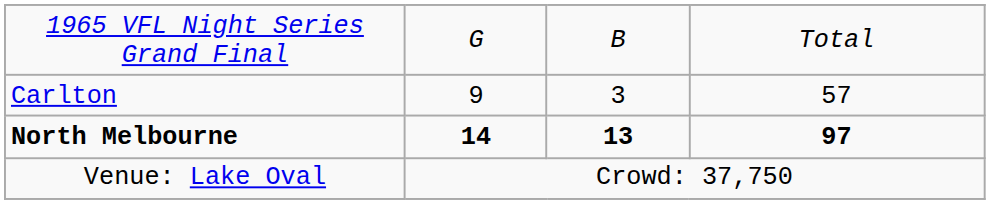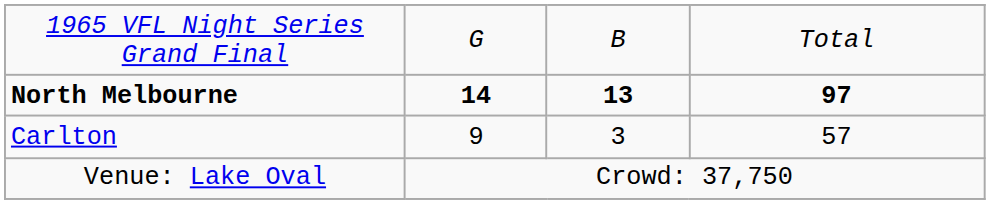rows swapped: (124, 137) <-> (64, 96)
